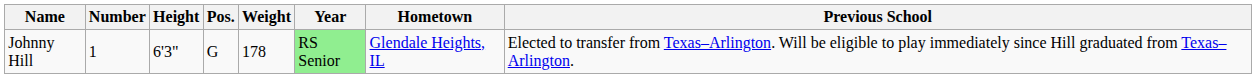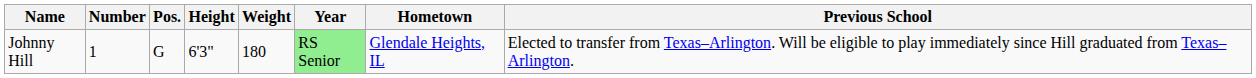columns swapped: (221, 17) <-> (176, 17)
(254, 51) 178 -> (254, 51) 180
